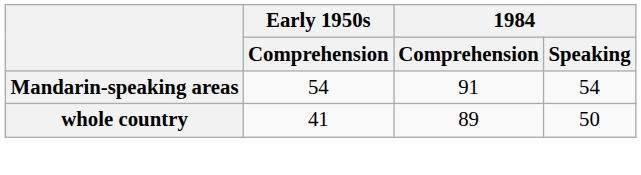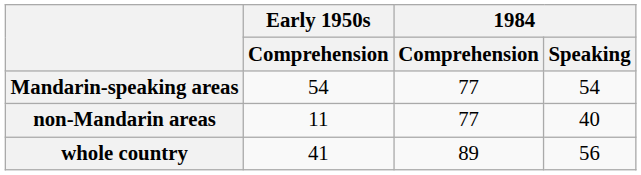(469, 86) 91 -> (469, 86) 77
+ row: (125, 119)
(590, 119) 50 -> (590, 152) 56
